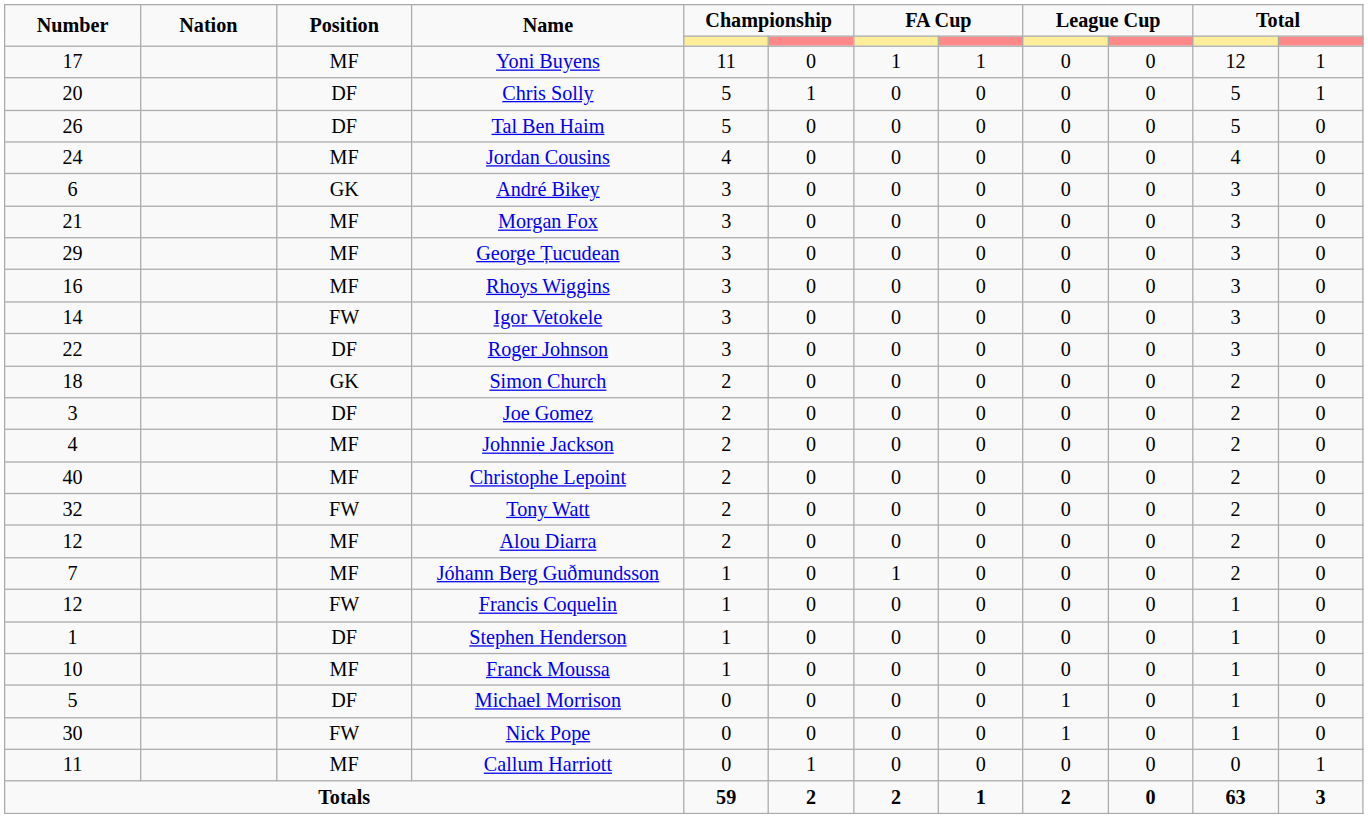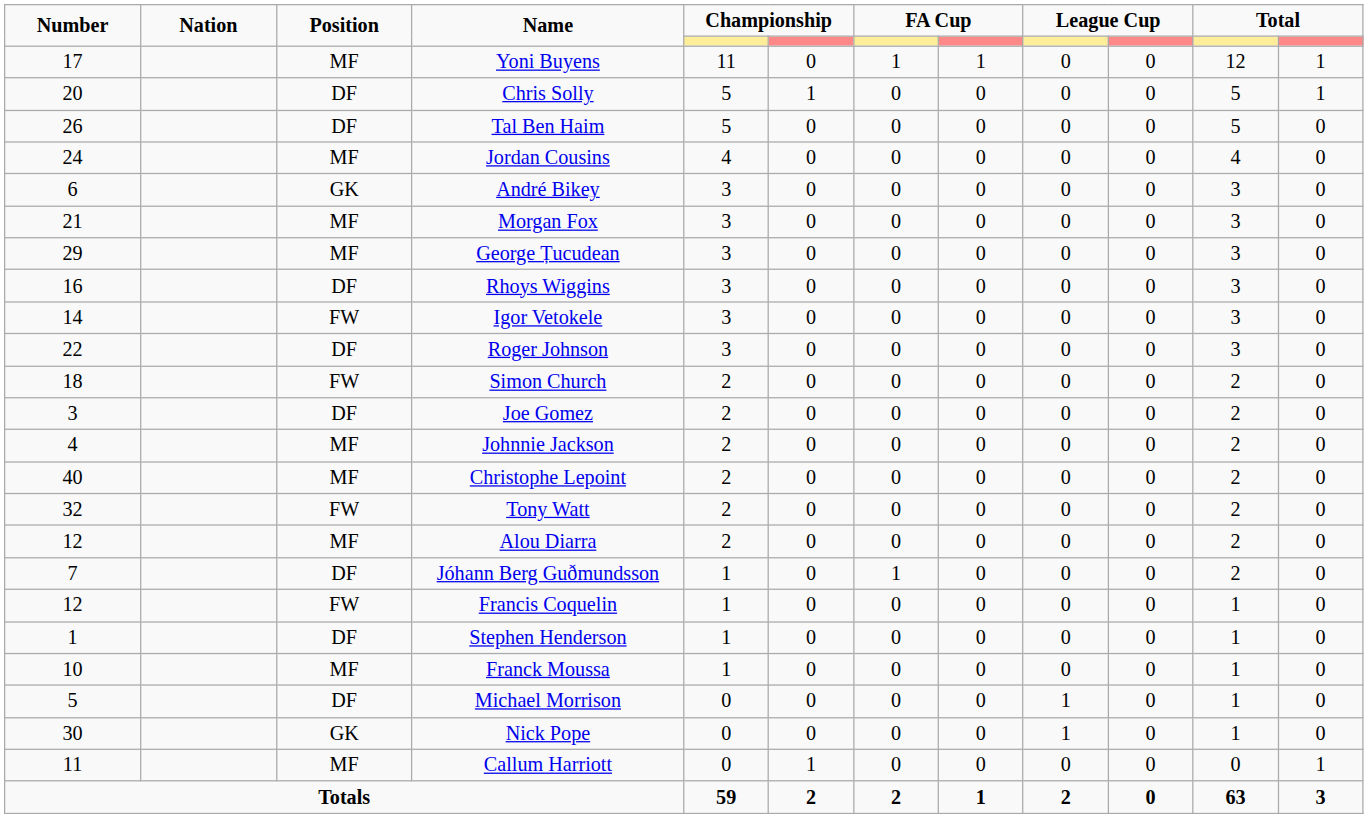(344, 285) MF -> (344, 285) DF
(344, 381) GK -> (344, 381) FW
(344, 573) MF -> (344, 573) DF
(344, 733) FW -> (344, 733) GK
